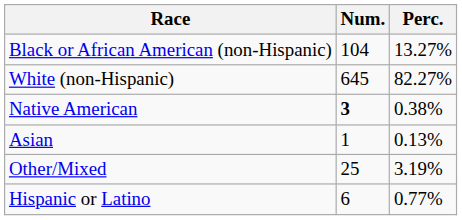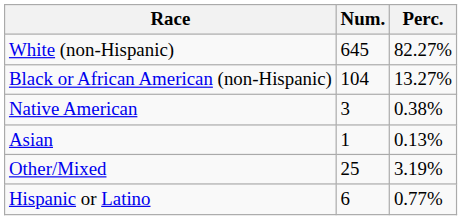rows swapped: (92, 79) <-> (170, 49)
(345, 109) bold -> (345, 109) normal
